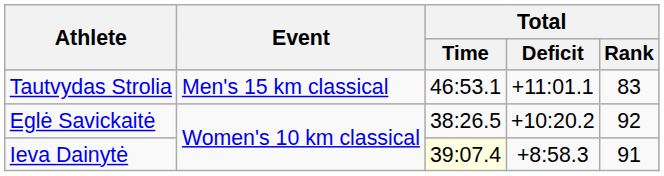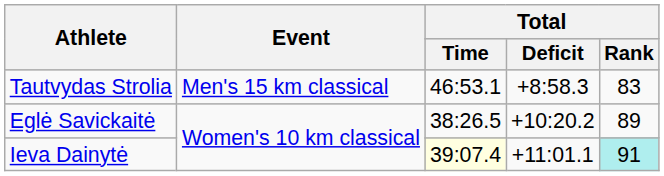(553, 87) +11:01.1 -> (553, 87) +8:58.3
(629, 121) 92 -> (629, 121) 89
(553, 155) +8:58.3 -> (553, 155) +11:01.1
(629, 155) no background -> (629, 155) paleturquoise background
